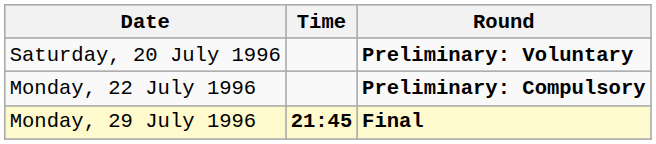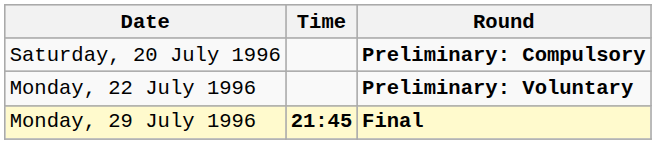(498, 55) Preliminary: Voluntary -> (504, 55) Preliminary: Compulsory
(504, 88) Preliminary: Compulsory -> (498, 88) Preliminary: Voluntary
